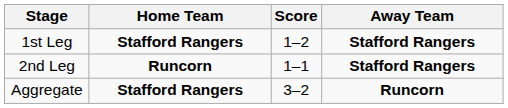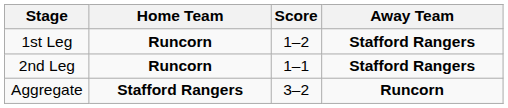(180, 41) Stafford Rangers -> (180, 41) Runcorn
